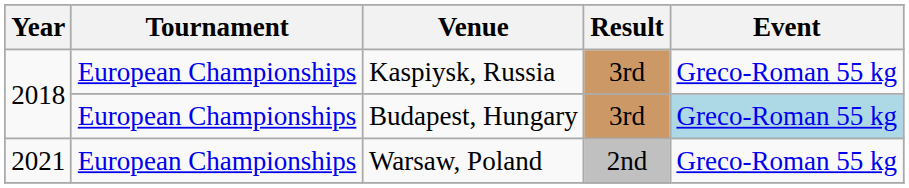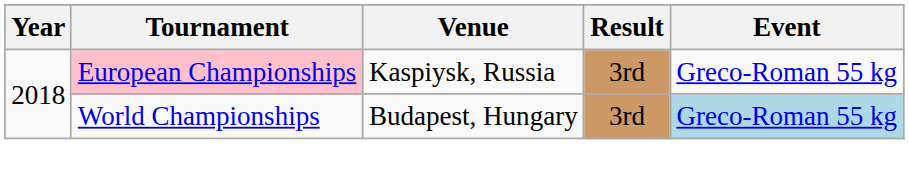(217, 71) no background -> (217, 71) pink background
(217, 116) European Championships -> (199, 116) World Championships
- row: (456, 160)
